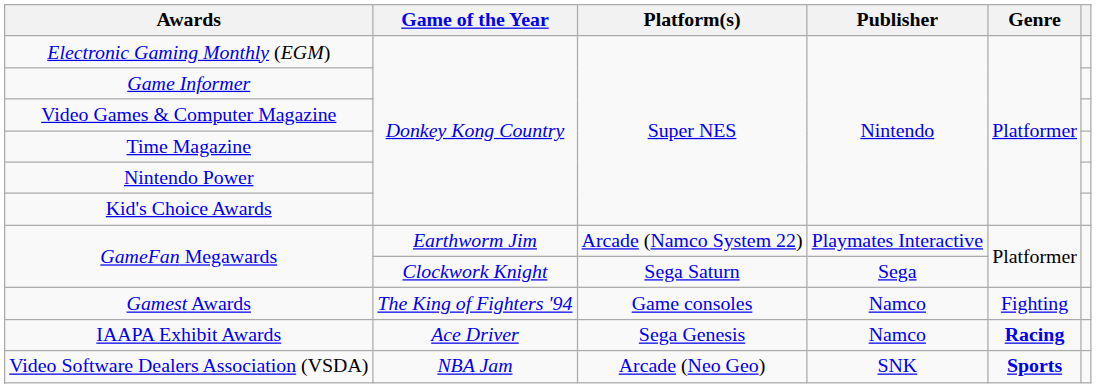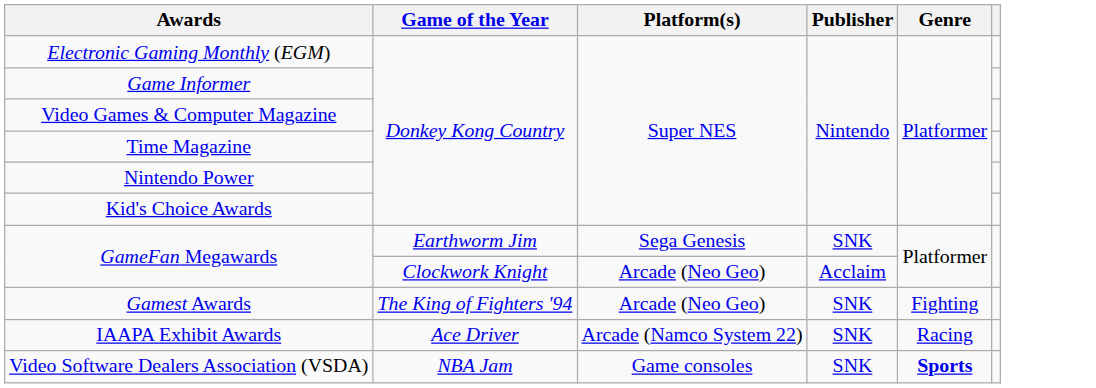(692, 240) Arcade (Namco System 22) -> (692, 240) Sega Genesis
(897, 240) Playmates Interactive -> (852, 240) SNK
(692, 271) Sega Saturn -> (692, 271) Arcade (Neo Geo)
(897, 271) Sega -> (852, 271) Acclaim
(692, 303) Game consoles -> (692, 303) Arcade (Neo Geo)
(897, 303) Namco -> (852, 303) SNK
(692, 334) Sega Genesis -> (692, 334) Arcade (Namco System 22)
(897, 334) Namco -> (852, 334) SNK
(1035, 334) bold -> (945, 334) normal
(692, 366) Arcade (Neo Geo) -> (692, 366) Game consoles
